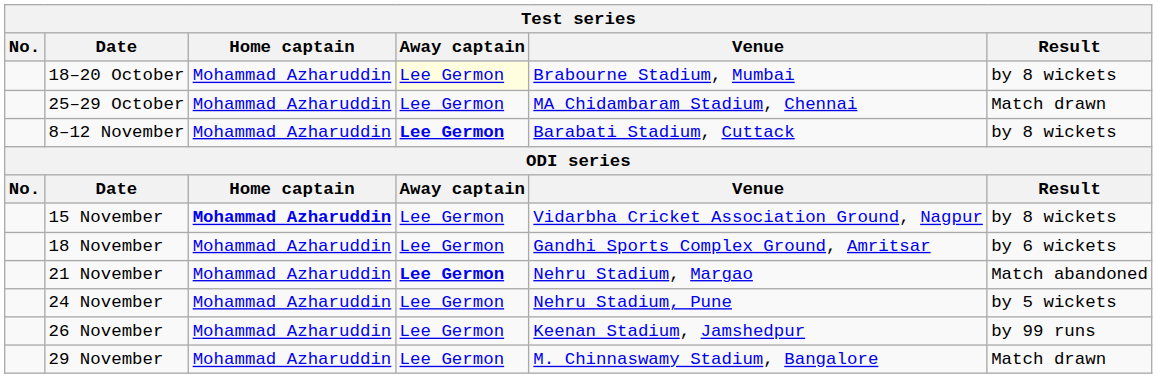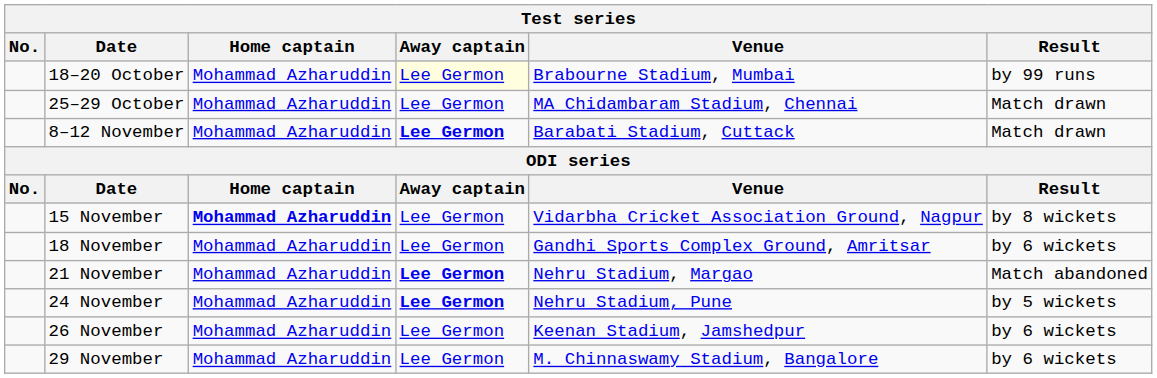(1054, 76) by 8 wickets -> (1043, 76) by 99 runs
(1054, 132) by 8 wickets -> (1049, 132) Match drawn
(452, 303) normal -> (452, 303) bold
(1043, 331) by 99 runs -> (1054, 331) by 6 wickets
(1049, 360) Match drawn -> (1054, 360) by 6 wickets
